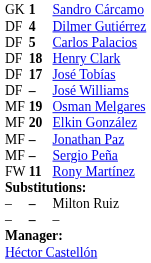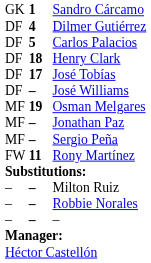- row: (95, 123)
+ row: (95, 203)
